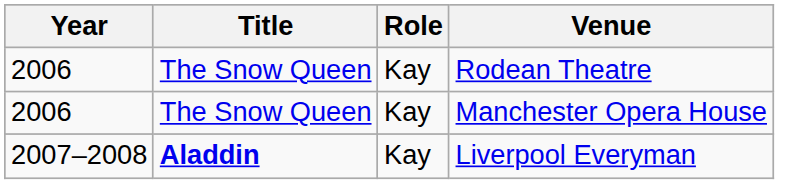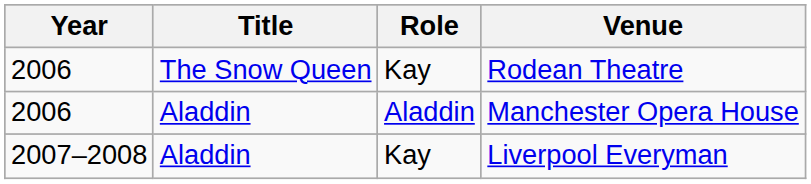(266, 112) The Snow Queen -> (205, 112) Aladdin
(407, 112) Kay -> (429, 112) Aladdin
(210, 155) bold -> (205, 155) normal
